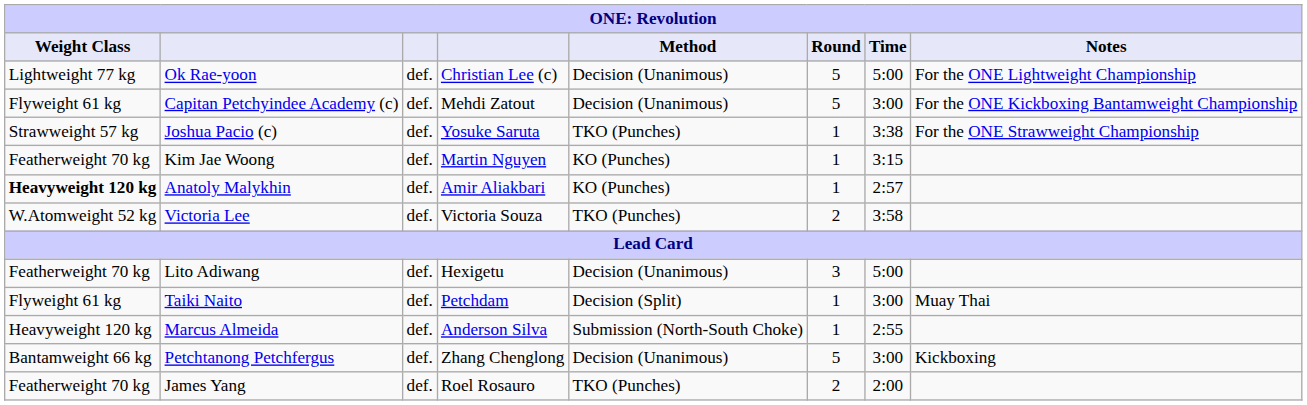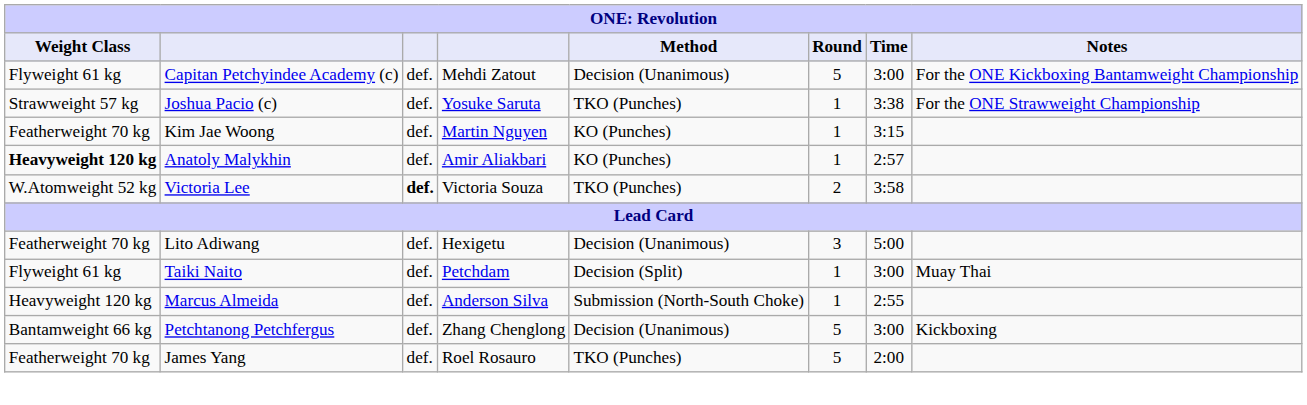- row: (211, 74)
(420, 216) normal -> (420, 188) bold
(836, 385) 2 -> (837, 357) 5
